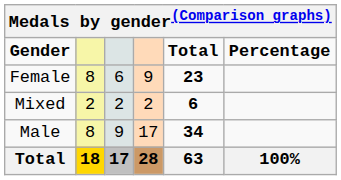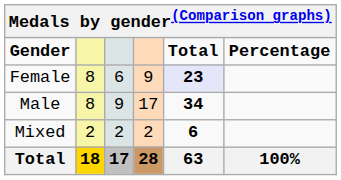(193, 79) no background -> (193, 79) lavender background
rows swapped: (40, 134) <-> (40, 106)
